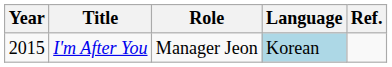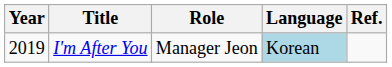(27, 47) 2015 -> (27, 47) 2019
